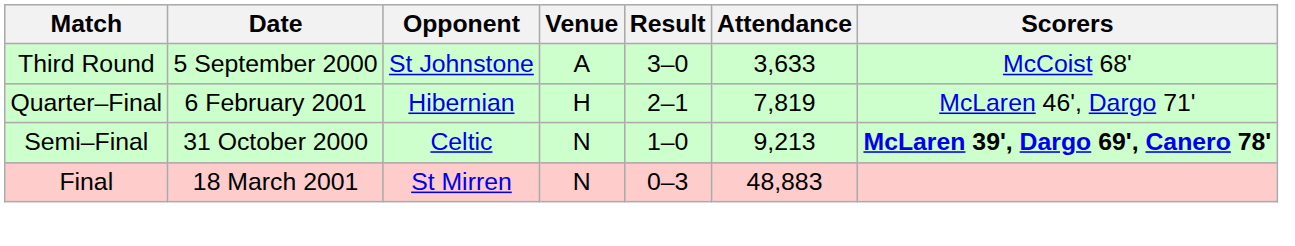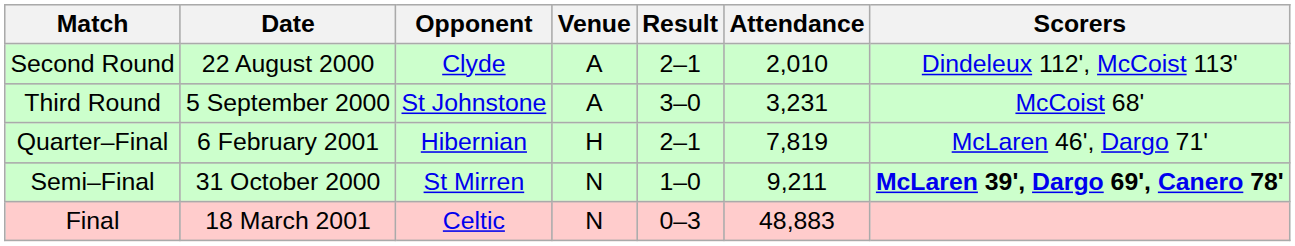+ row: (93, 63)
(785, 63) 3,633 -> (797, 102) 3,231
(461, 142) Celtic -> (474, 181) St Mirren
(785, 142) 9,213 -> (797, 181) 9,211
(461, 181) St Mirren -> (474, 220) Celtic
